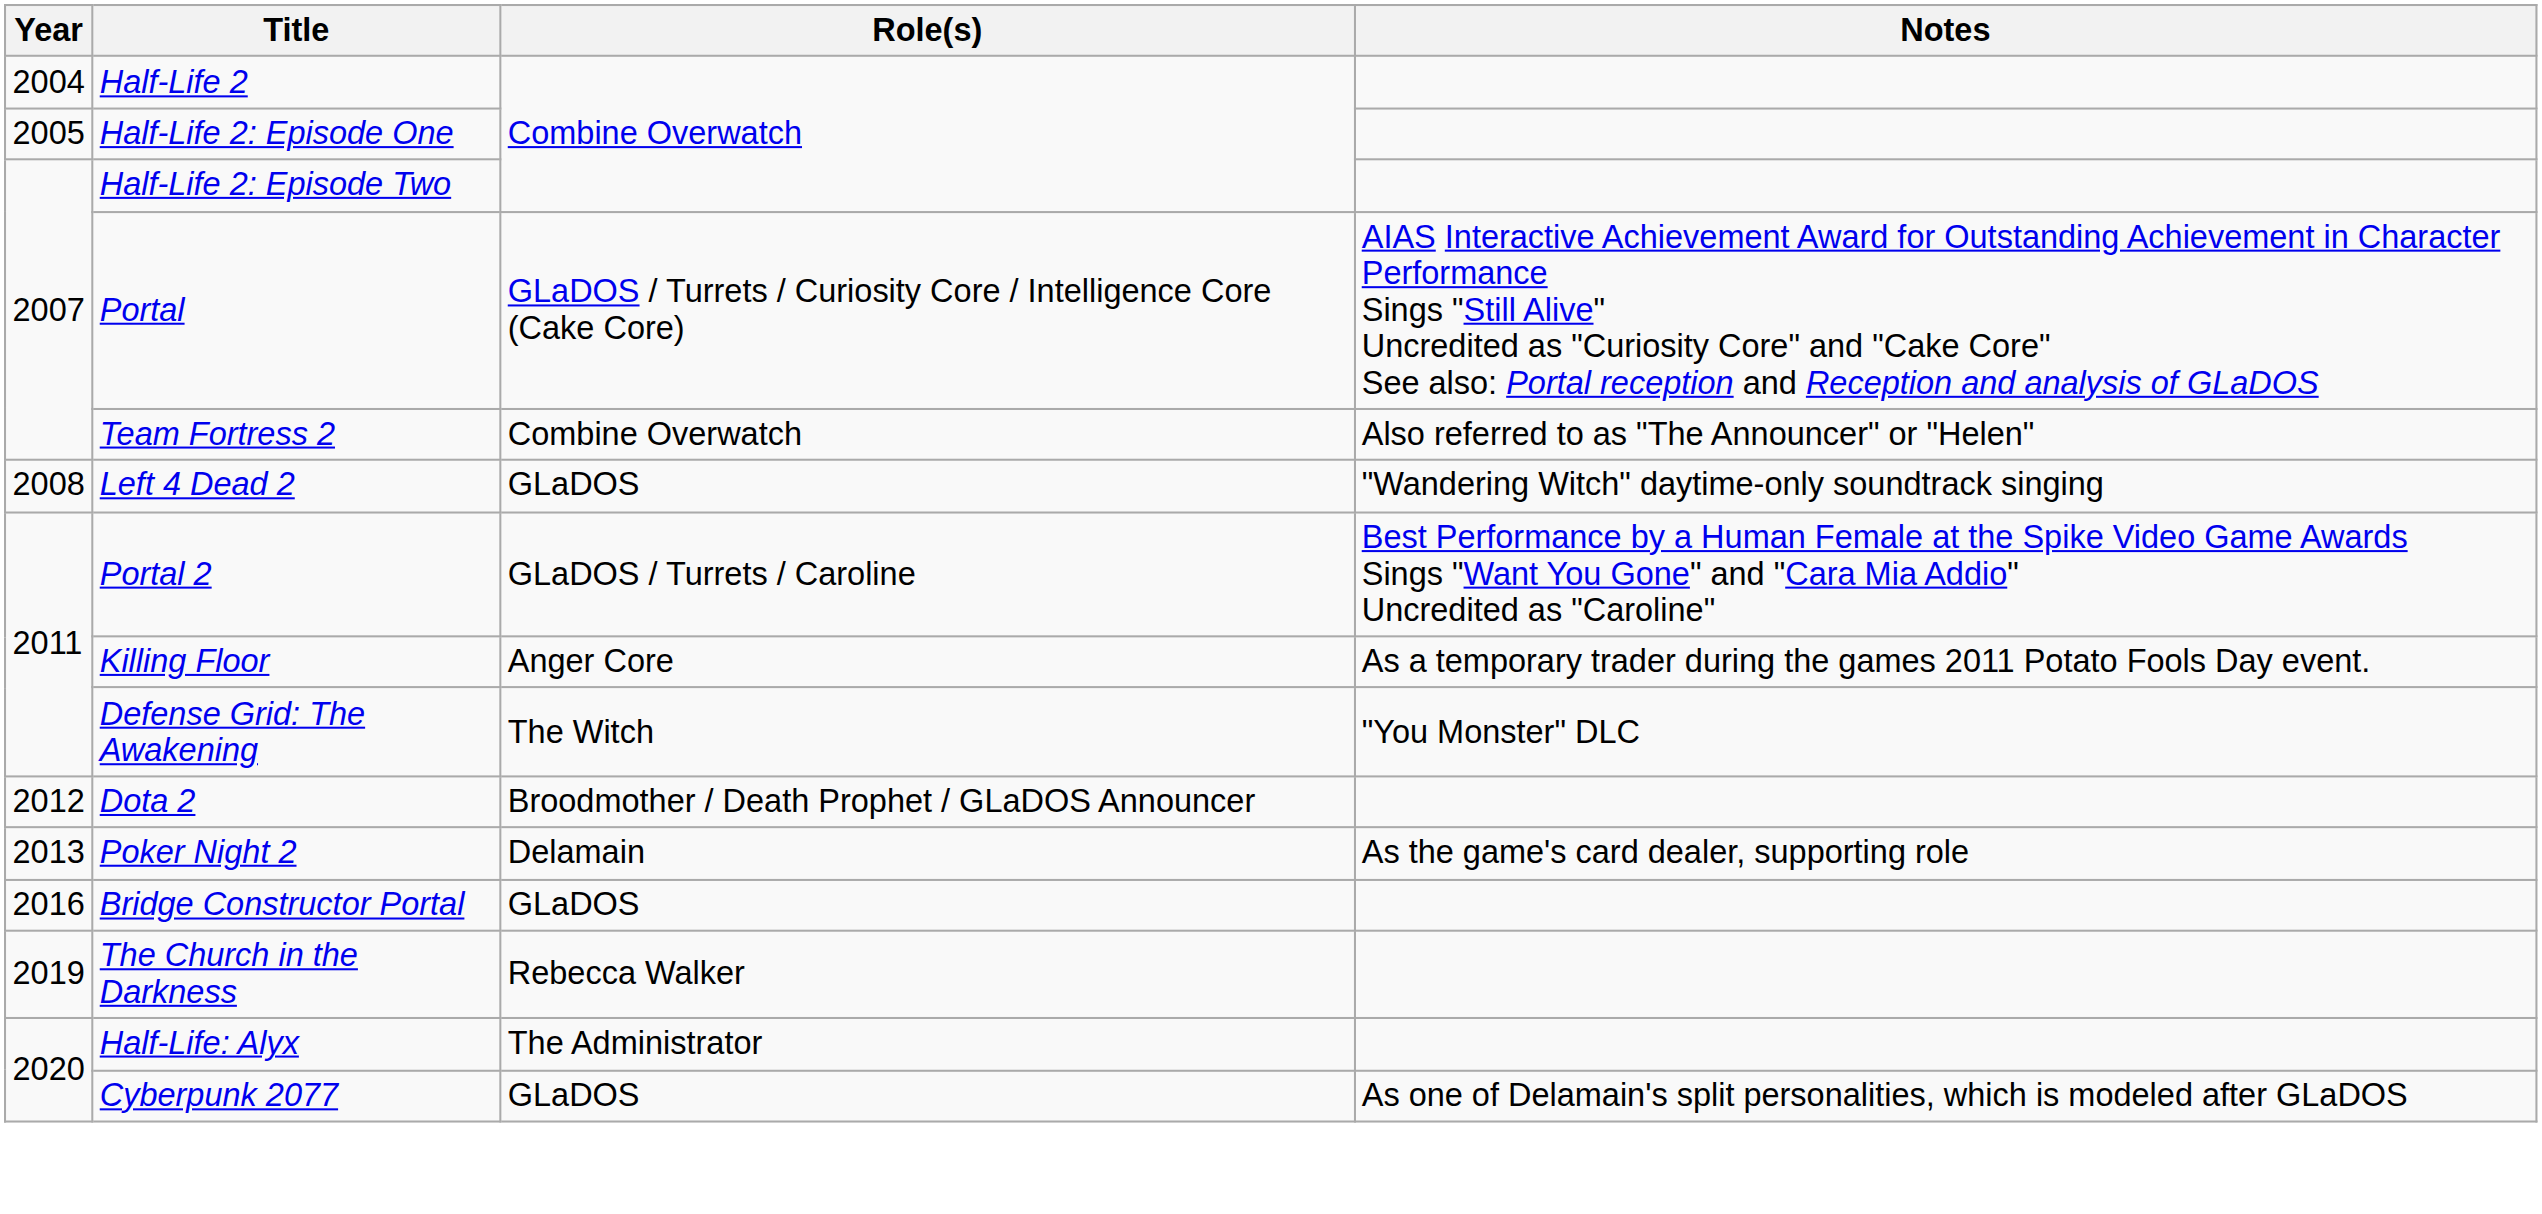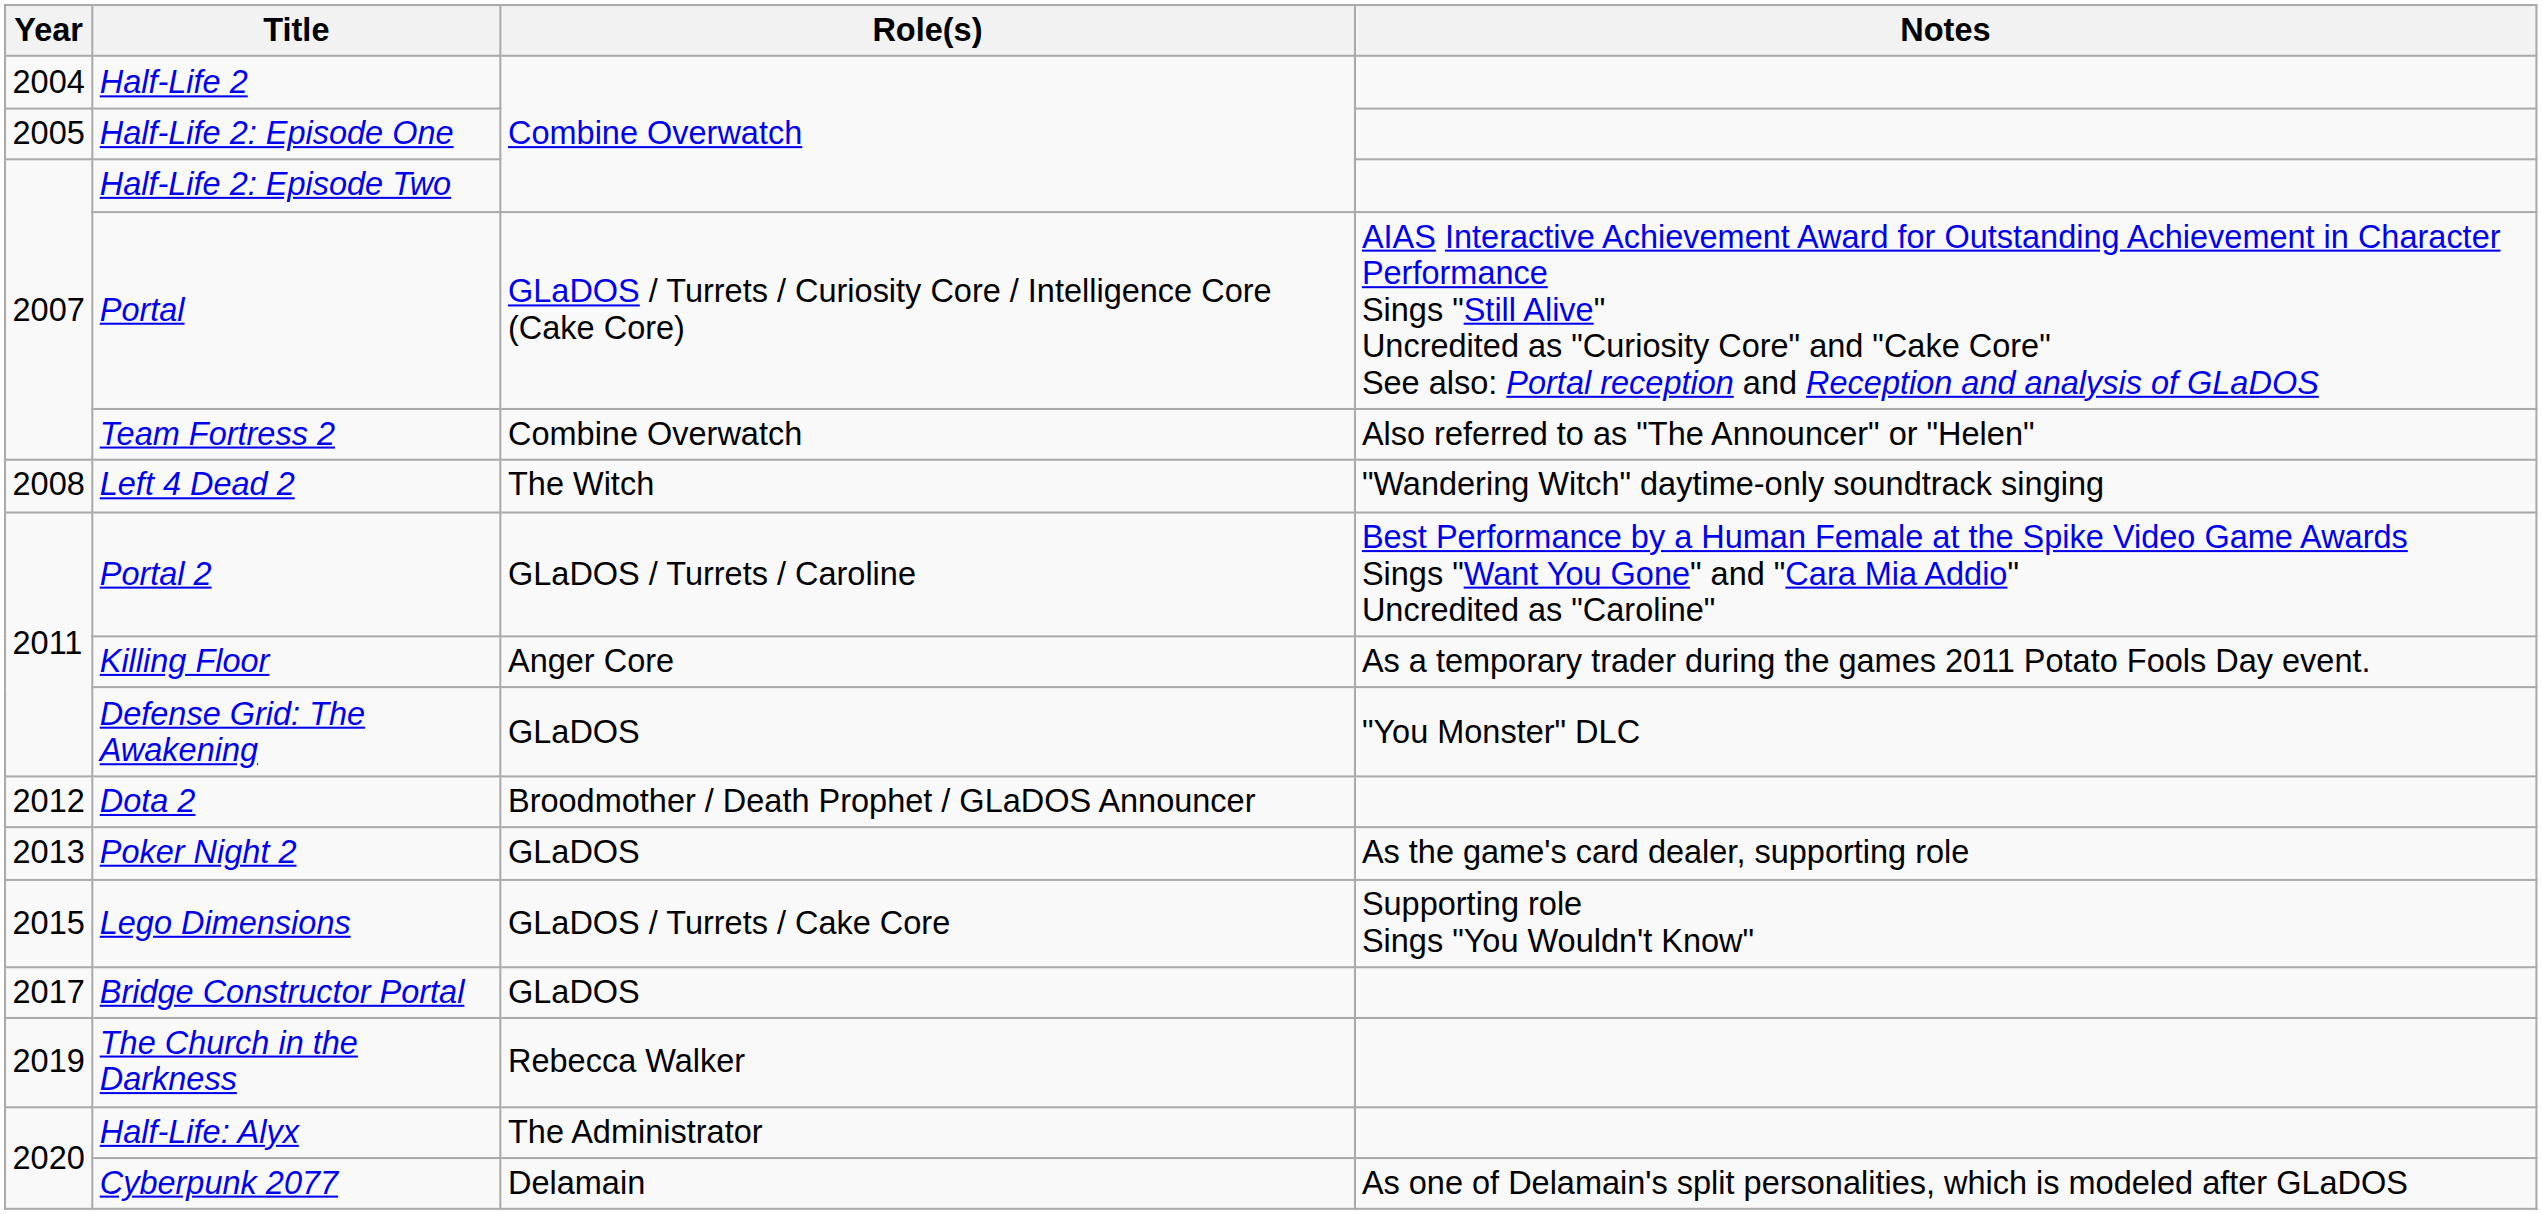(574, 485) GLaDOS -> (581, 485) The Witch
(581, 731) The Witch -> (574, 731) GLaDOS
(576, 852) Delamain -> (574, 852) GLaDOS
+ row: (225, 922)
(49, 904) 2016 -> (49, 992) 2017
(574, 1095) GLaDOS -> (577, 1183) Delamain
